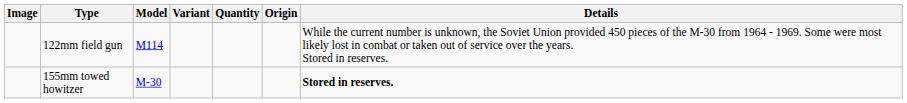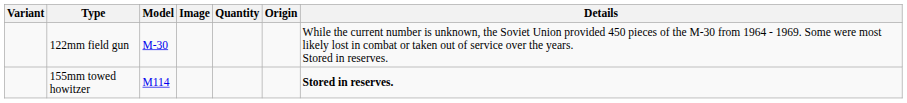columns swapped: (22, 13) <-> (191, 13)
(149, 44) M114 -> (155, 44) M-30
(149, 82) M-30 -> (156, 82) M114
